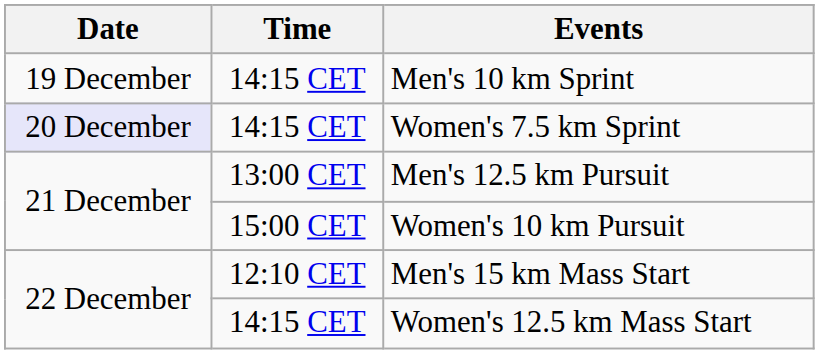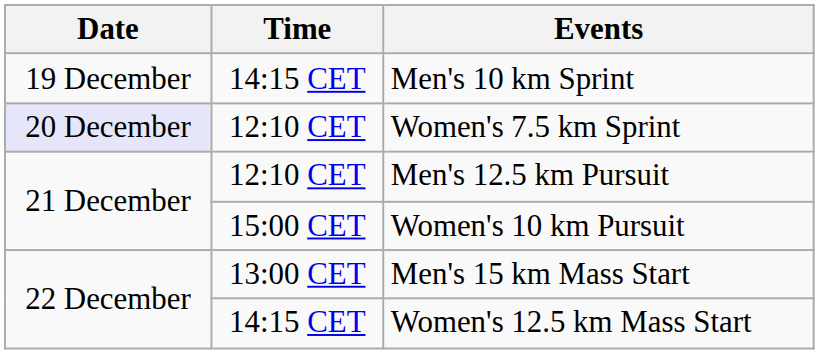(297, 126) 14:15 CET -> (297, 126) 12:10 CET
(297, 175) 13:00 CET -> (297, 175) 12:10 CET
(297, 273) 12:10 CET -> (297, 273) 13:00 CET
